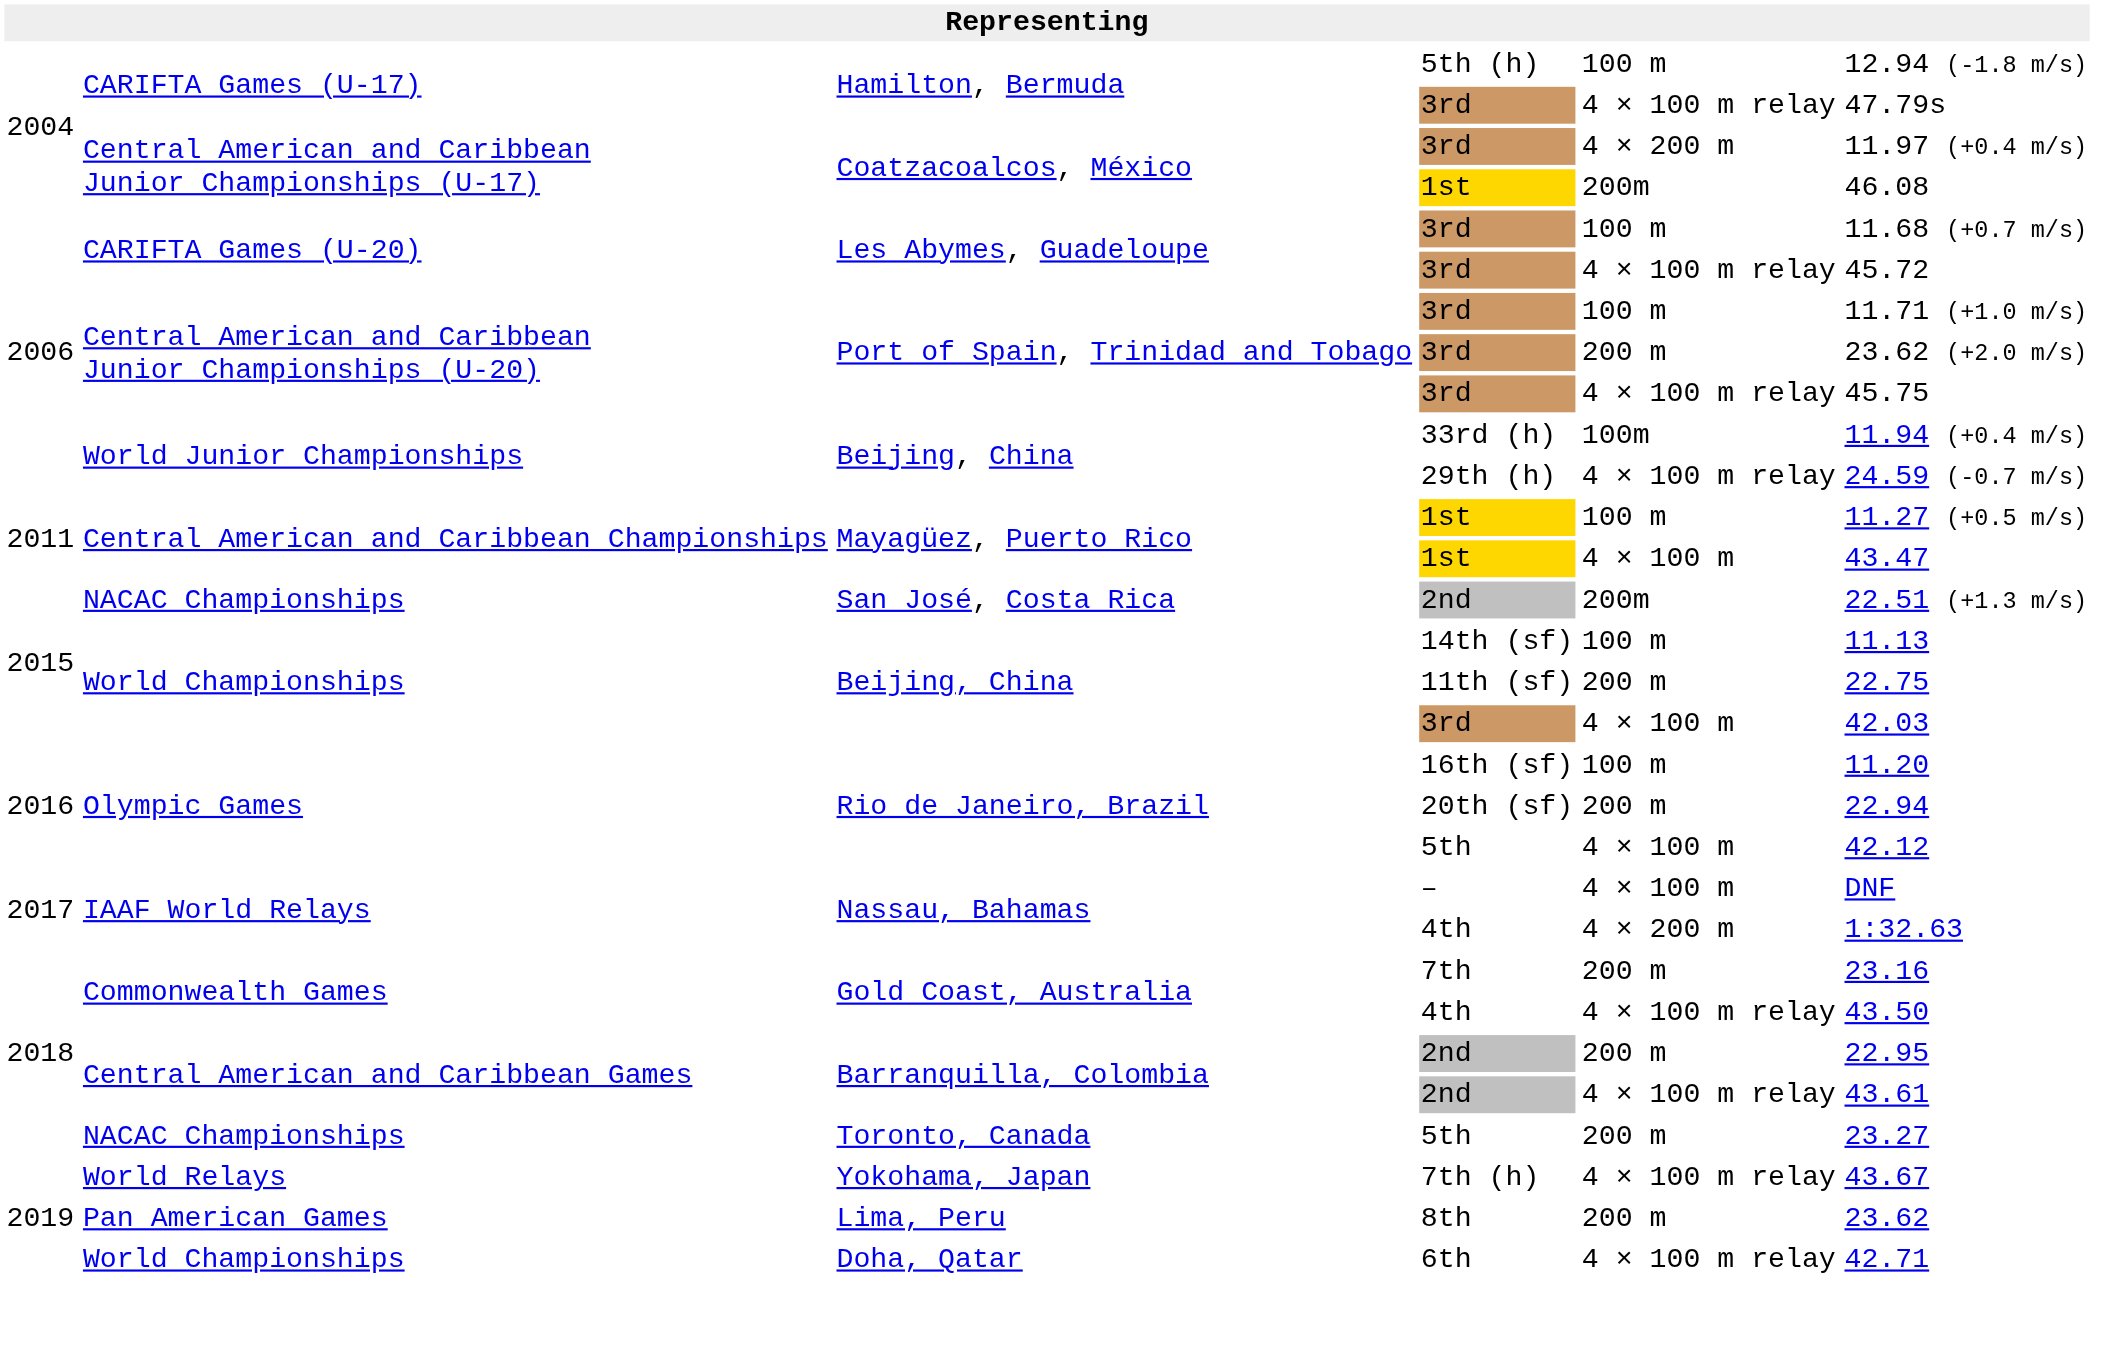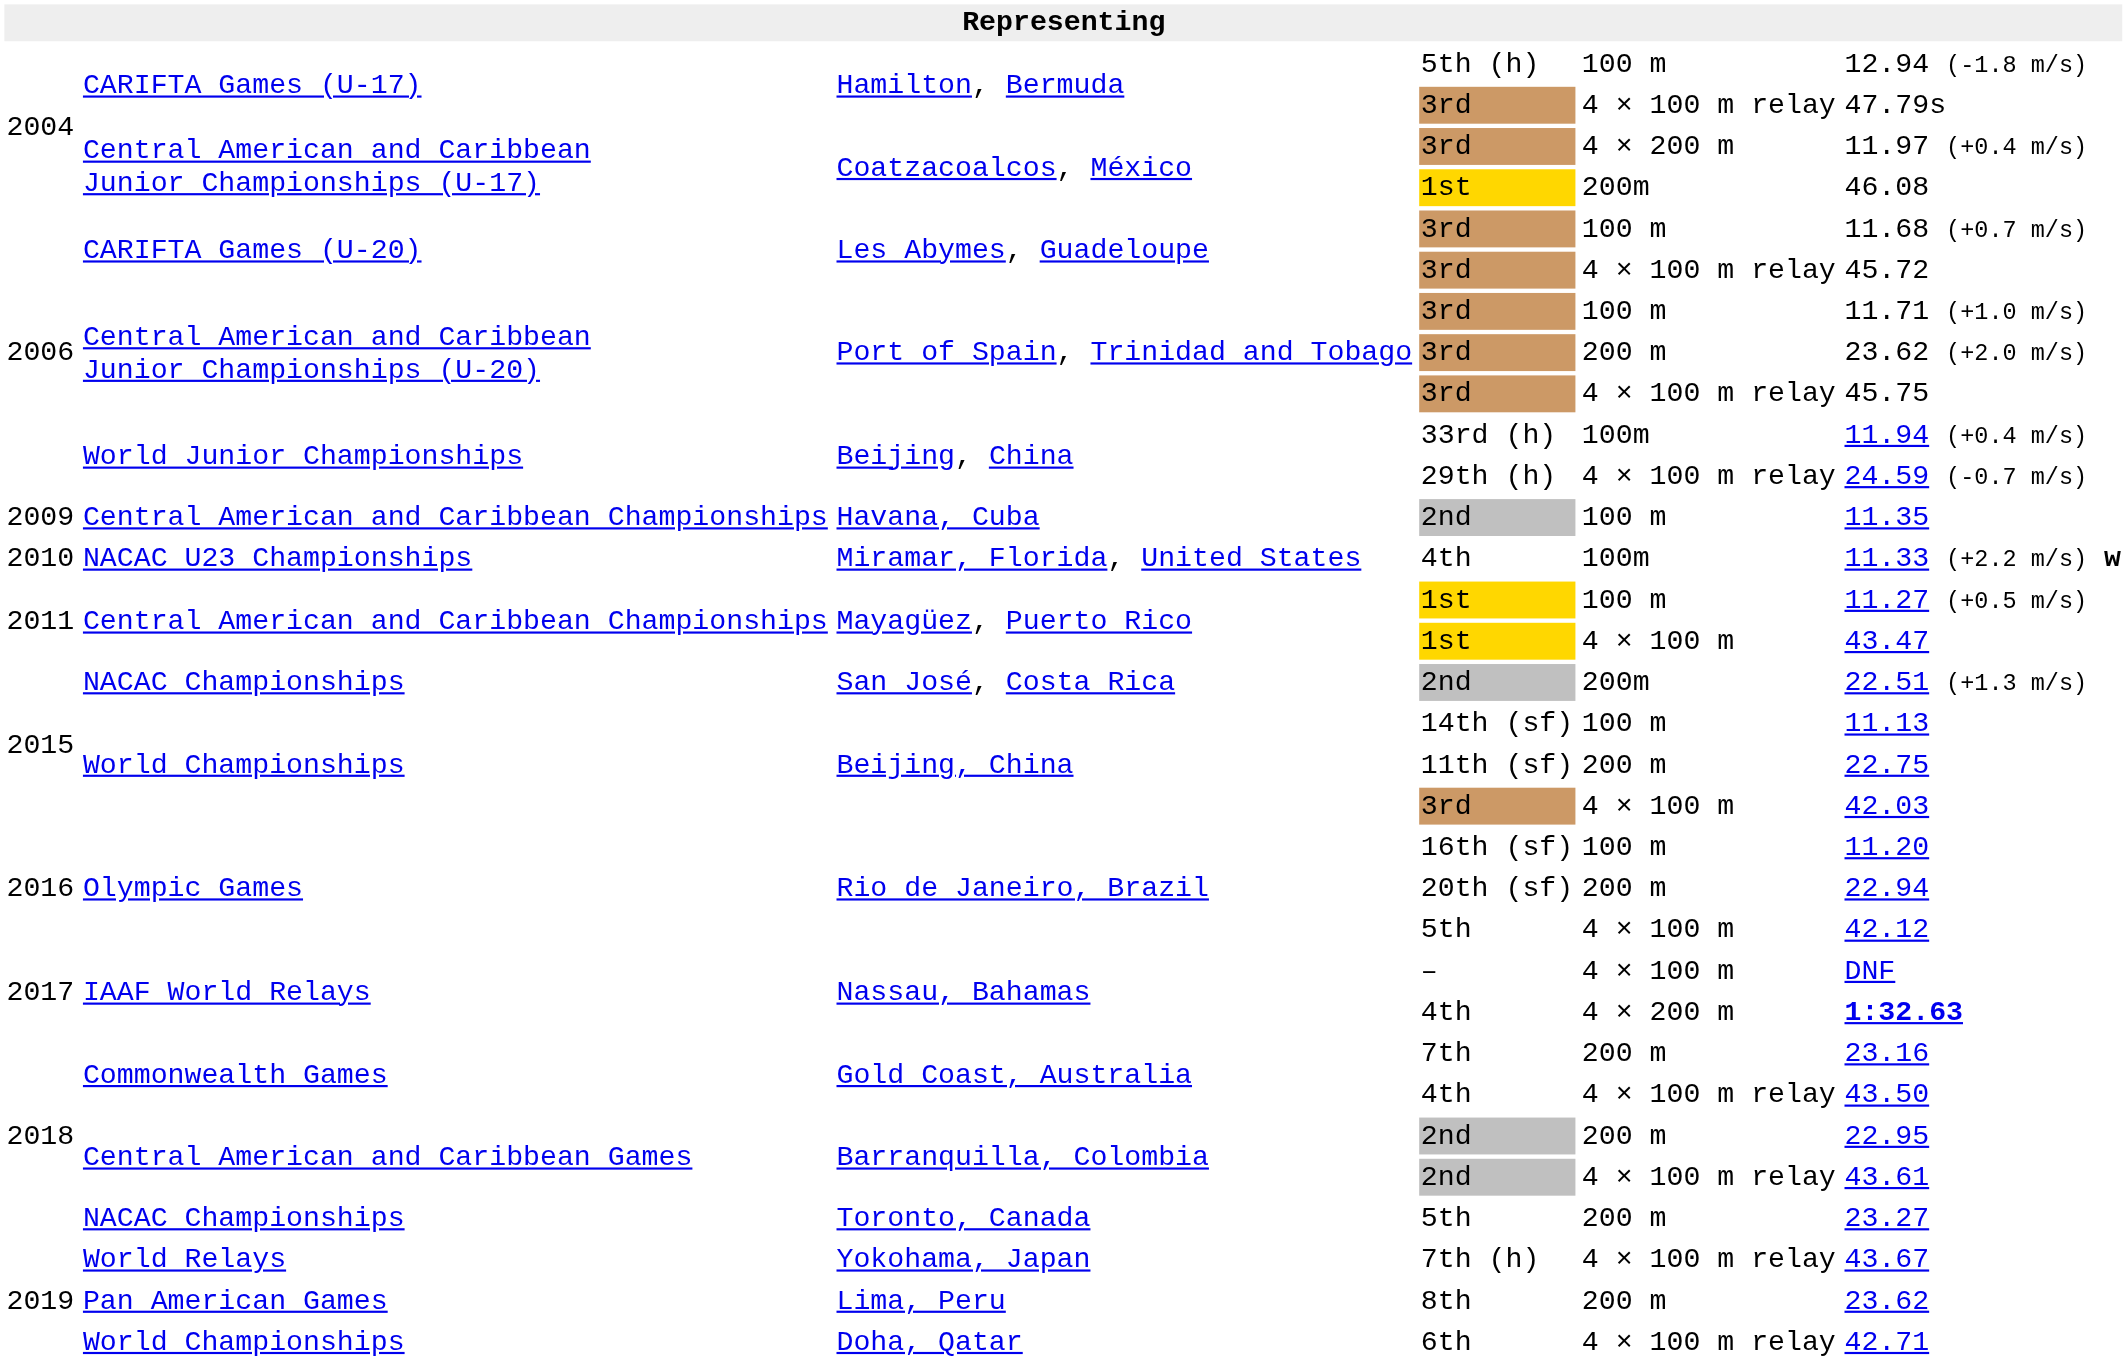+ row: (938, 518)
+ row: (1099, 559)
(1904, 930) normal -> (1904, 1012) bold
